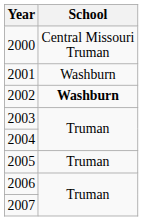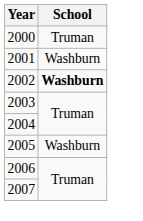(88, 44) Central Missouri Truman -> (72, 37) Truman
(88, 161) Truman -> (72, 146) Washburn
